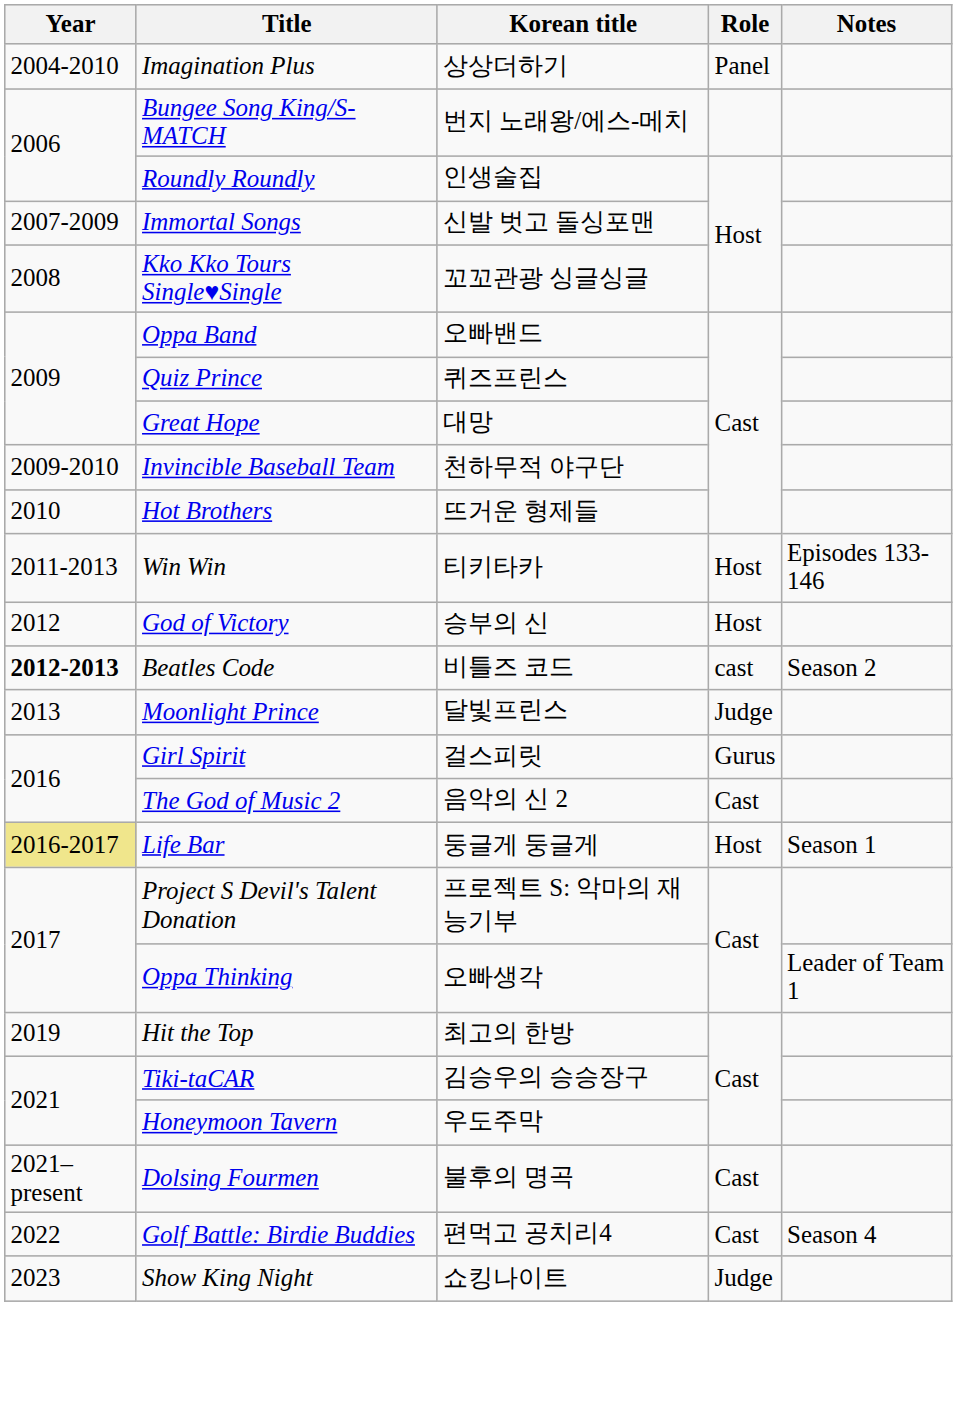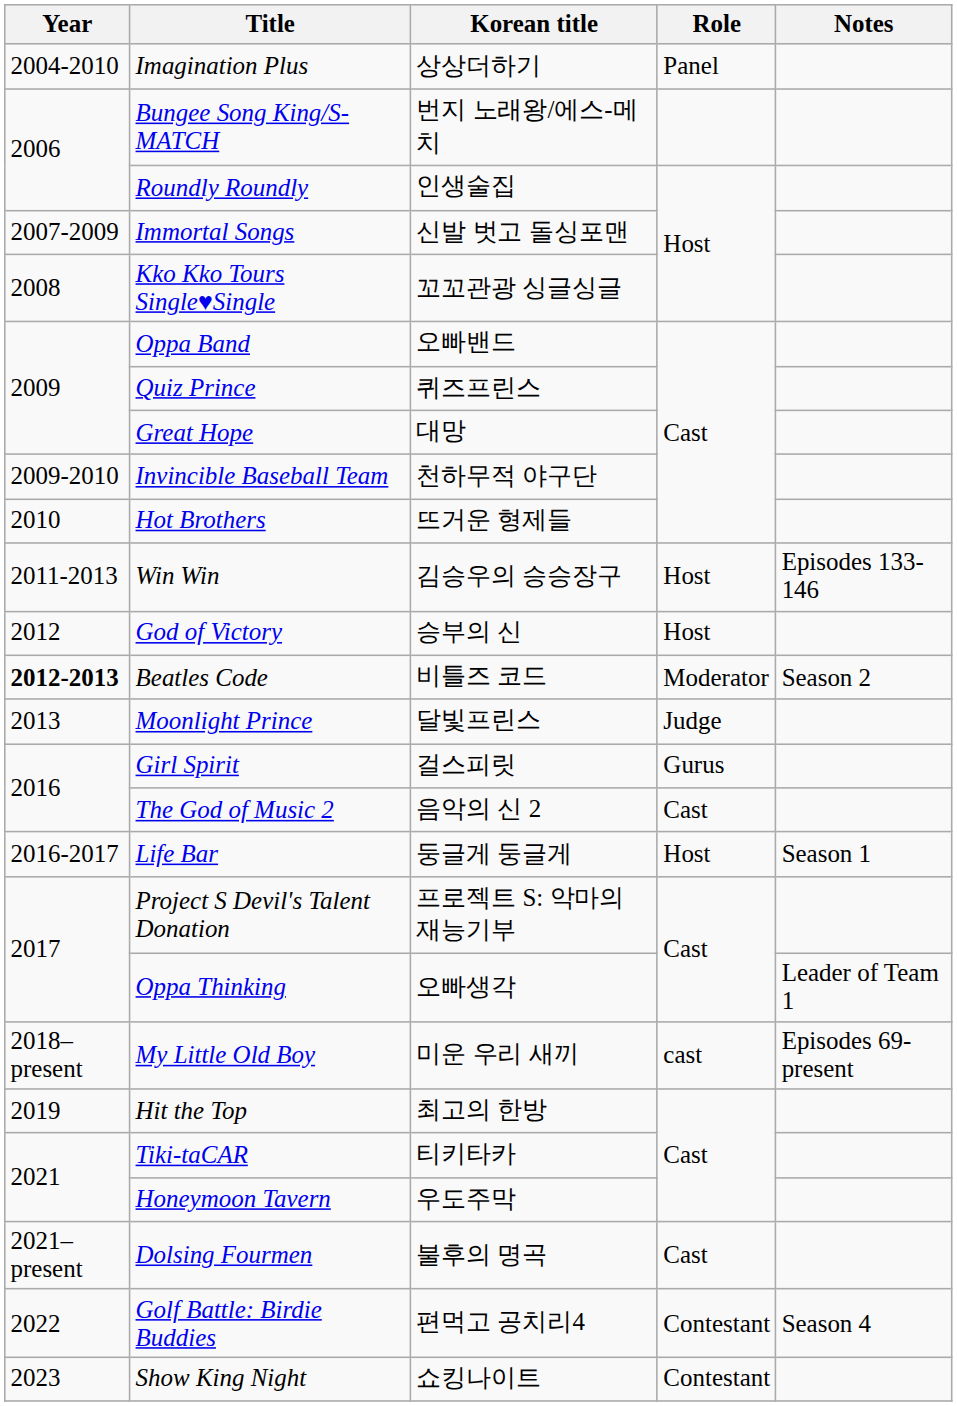(493, 566) 티키타카 -> (519, 575) 김승우의 승승장구
(734, 667) cast -> (716, 676) Moderator
(65, 844) khaki background -> (65, 854) no background
+ row: (225, 1054)
(546, 1077) 김승우의 승승장구 -> (466, 1154) 티키타카
(737, 1234) Cast -> (717, 1322) Contestant
(744, 1278) Judge -> (717, 1378) Contestant
